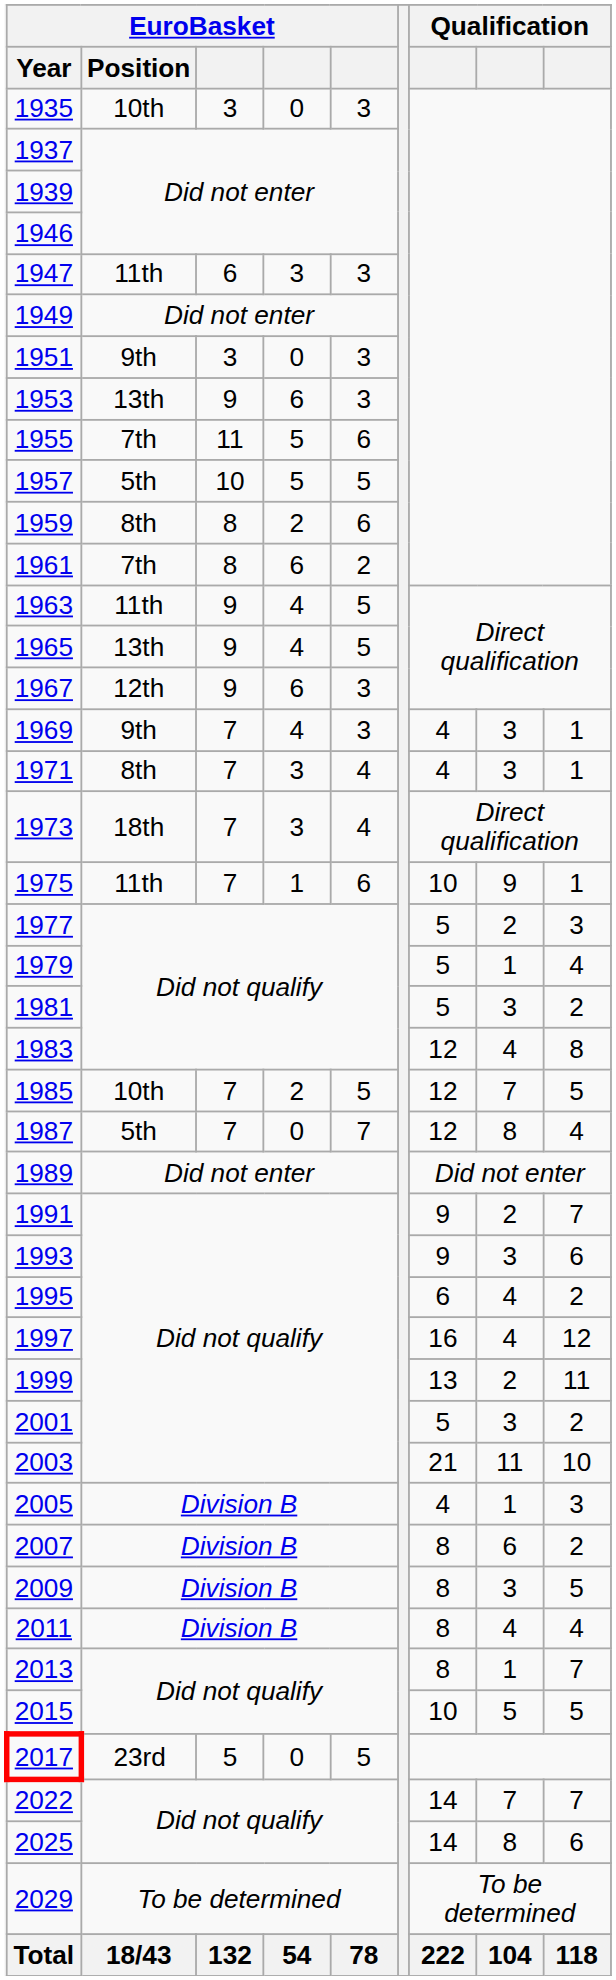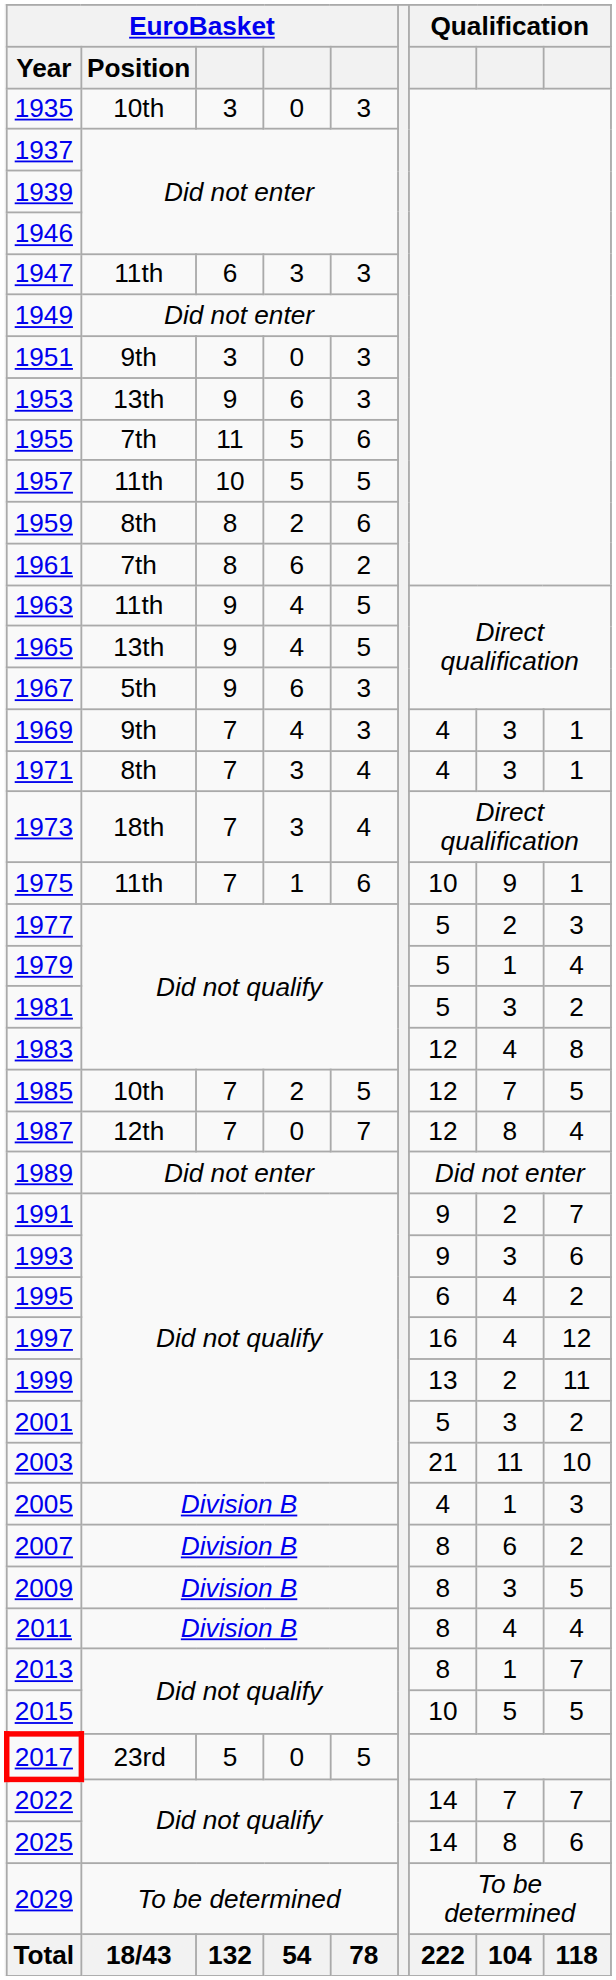(139, 481) 5th -> (139, 481) 11th
(139, 688) 12th -> (139, 688) 5th
(139, 1132) 5th -> (139, 1132) 12th
